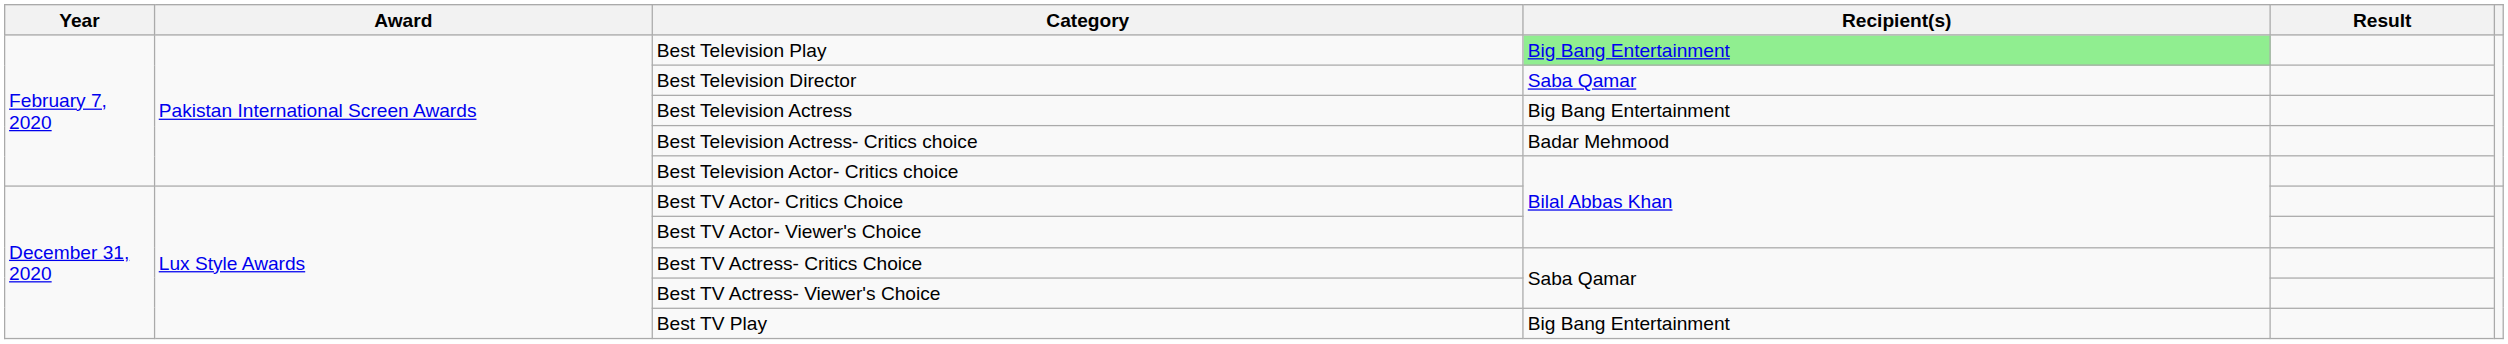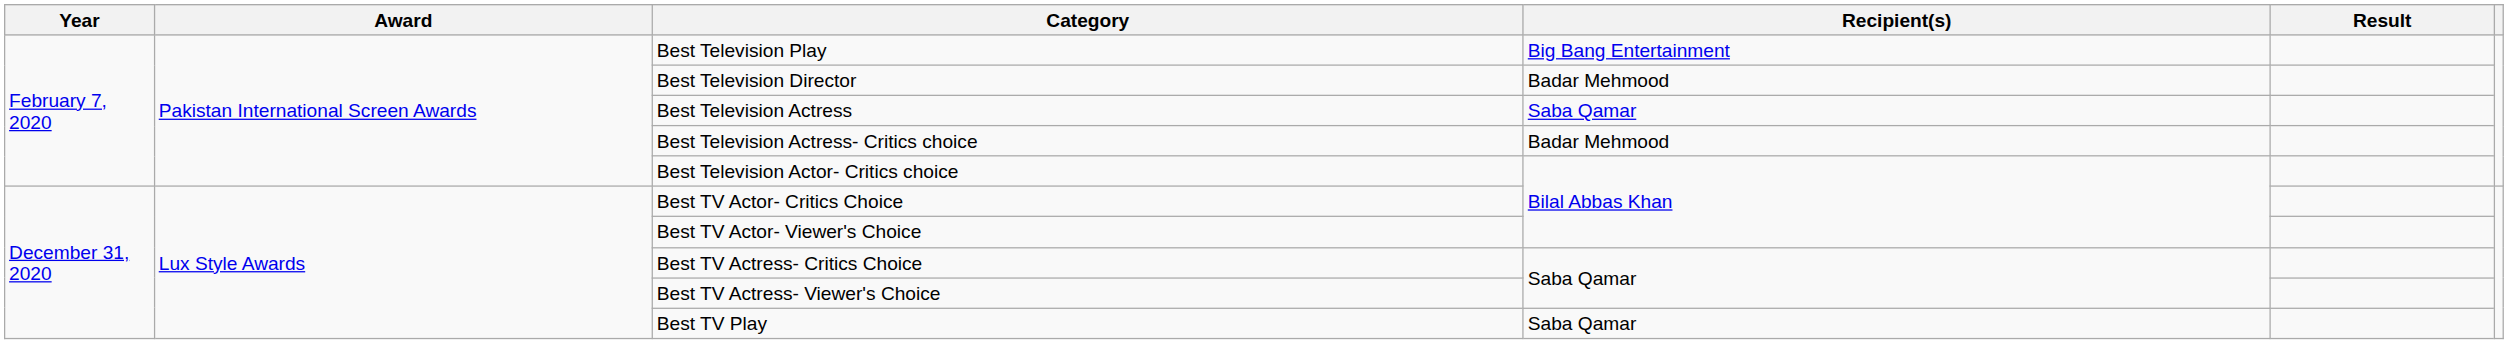(1629, 50) lightgreen background -> (1629, 50) no background
(1582, 81) Saba Qamar -> (1599, 81) Badar Mehmood
(1629, 111) Big Bang Entertainment -> (1582, 111) Saba Qamar
(1629, 323) Big Bang Entertainment -> (1582, 323) Saba Qamar
